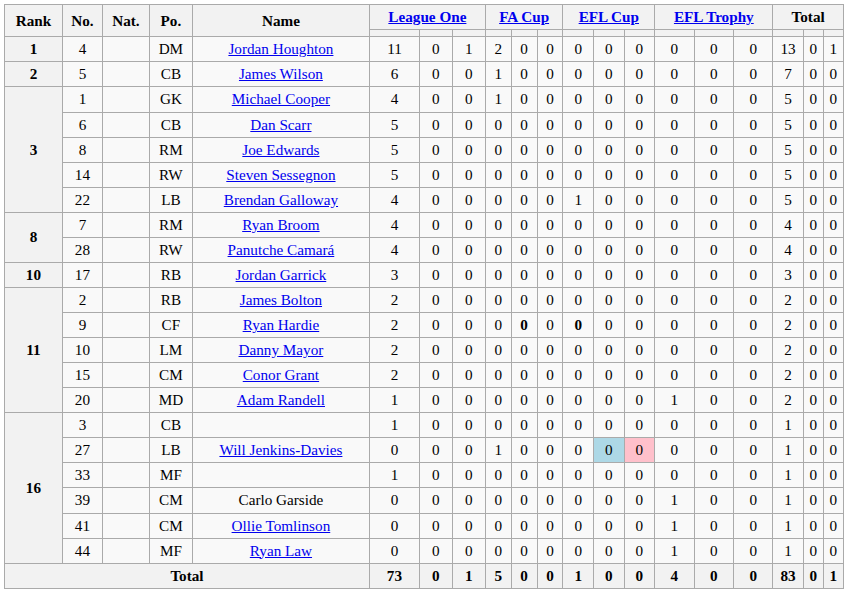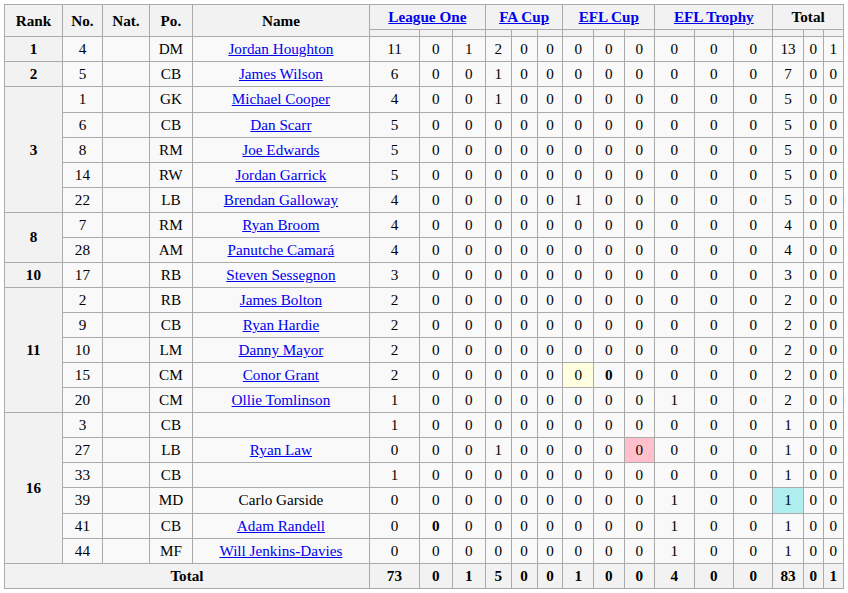(281, 174) Steven Sessegnon -> (281, 174) Jordan Garrick
(171, 249) RW -> (171, 249) AM
(281, 274) Jordan Garrick -> (281, 274) Steven Sessegnon
(171, 325) CF -> (171, 325) CB
(524, 325) bold -> (524, 325) normal
(578, 325) bold -> (578, 325) normal
(578, 375) no background -> (578, 375) lightyellow background
(609, 375) normal -> (609, 375) bold
(171, 400) MD -> (171, 400) CM
(281, 400) Adam Randell -> (281, 400) Ollie Tomlinson
(281, 450) Will Jenkins-Davies -> (281, 450) Ryan Law
(609, 450) lightblue background -> (609, 450) no background
(171, 475) MF -> (171, 475) CB
(171, 500) CM -> (171, 500) MD
(788, 500) no background -> (788, 500) paleturquoise background
(171, 525) CM -> (171, 525) CB
(281, 525) Ollie Tomlinson -> (281, 525) Adam Randell
(436, 525) normal -> (436, 525) bold
(281, 550) Ryan Law -> (281, 550) Will Jenkins-Davies
